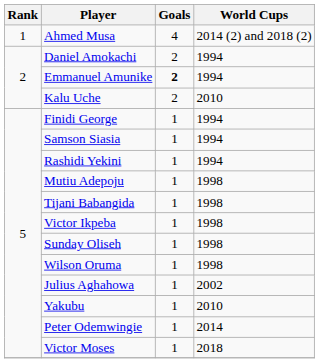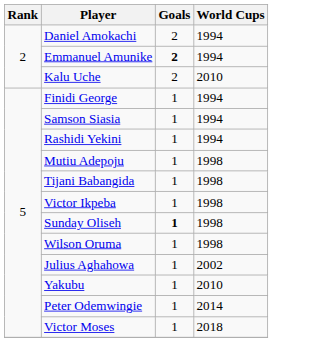- row: (80, 35)
(174, 243) normal -> (174, 222) bold
